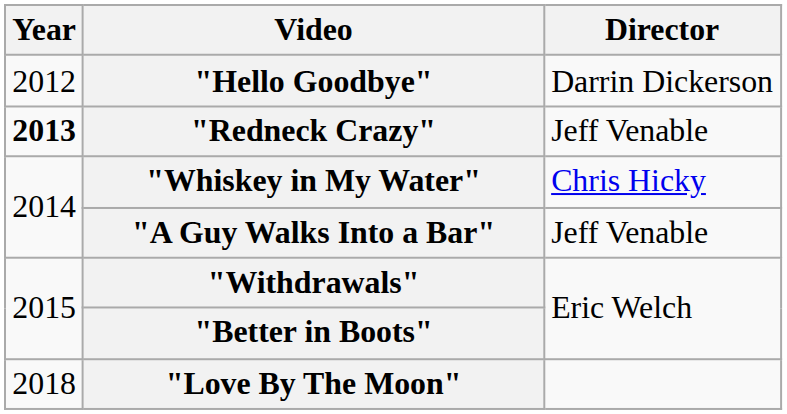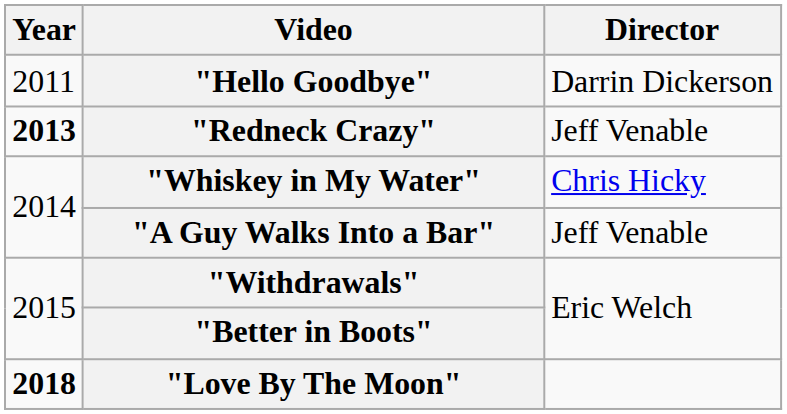(44, 80) 2012 -> (44, 80) 2011
(44, 383) normal -> (44, 383) bold
